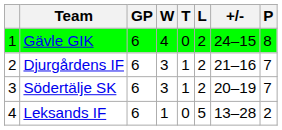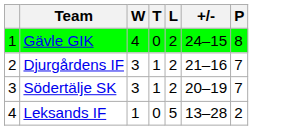- column: (142, 16)
